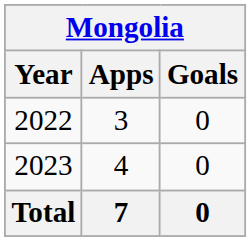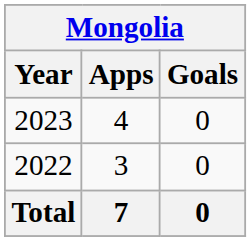rows swapped: (43, 119) <-> (43, 166)
